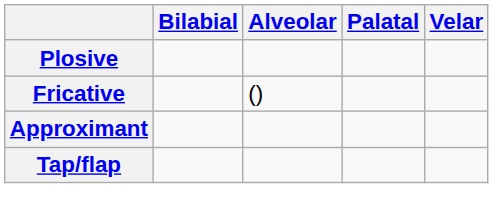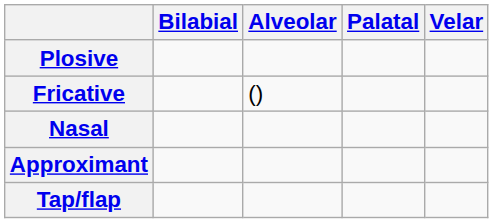+ row: (79, 128)
